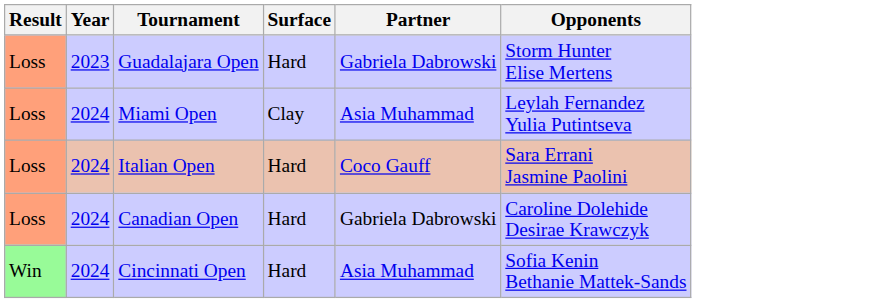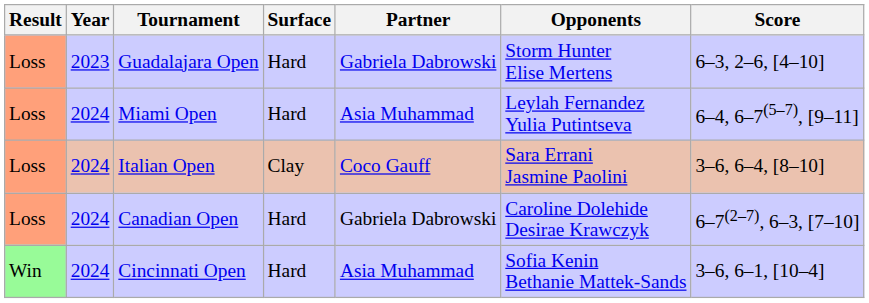+ column: (777, 19)
(286, 113) Clay -> (287, 113) Hard
(287, 166) Hard -> (286, 166) Clay
